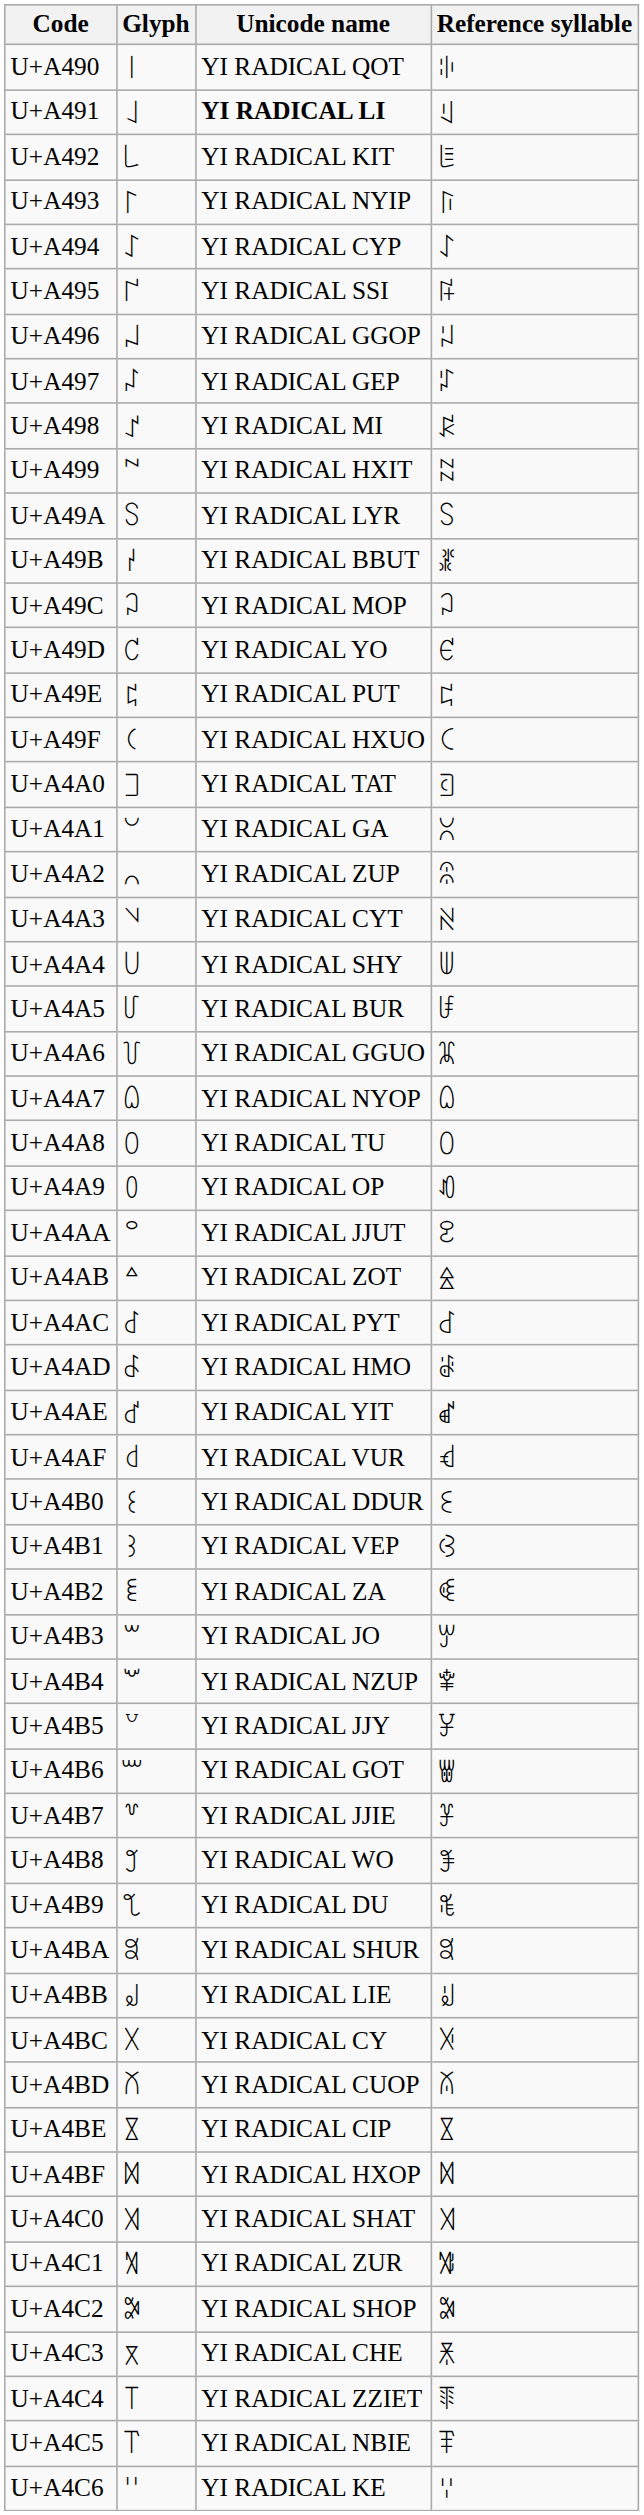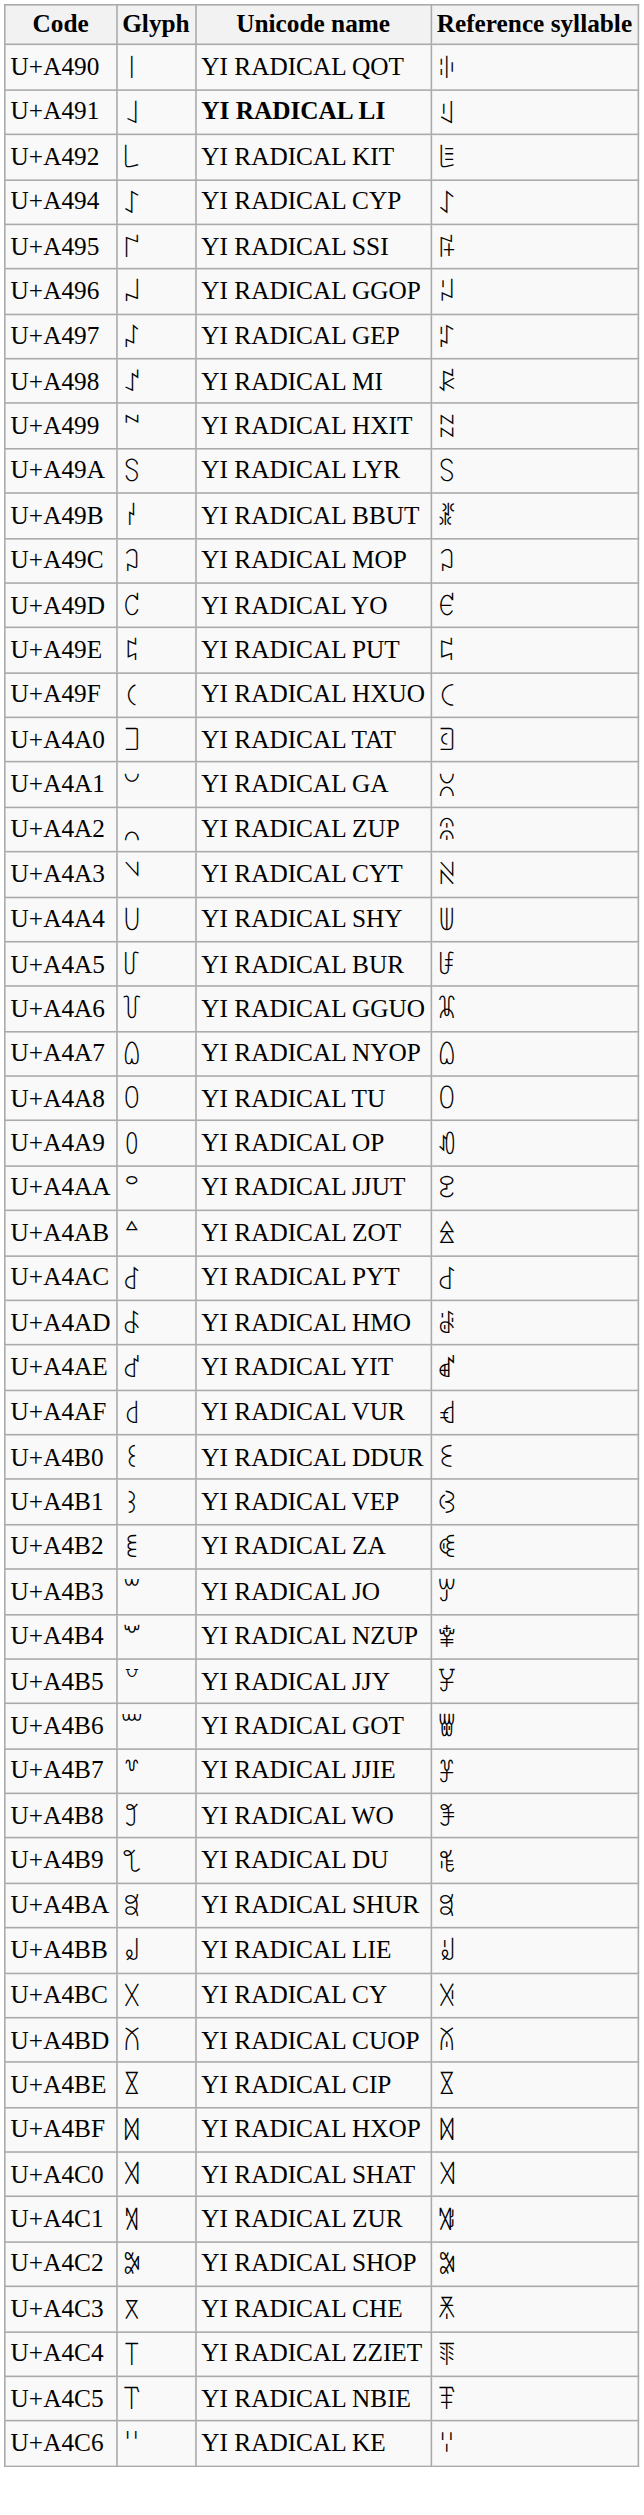- row: (55, 201)
